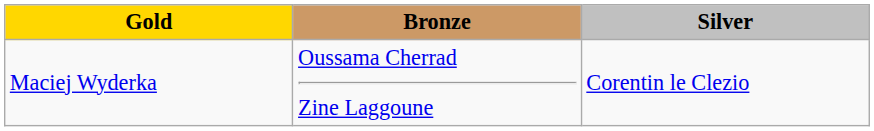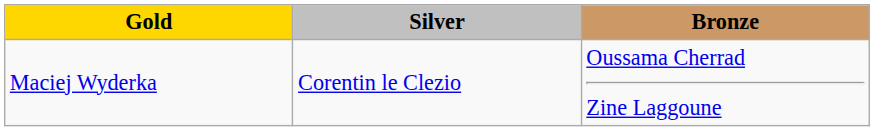columns swapped: (725, 22) <-> (437, 22)
